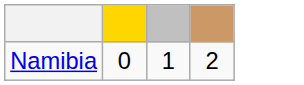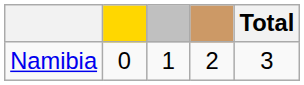+ column: (267, 23)
